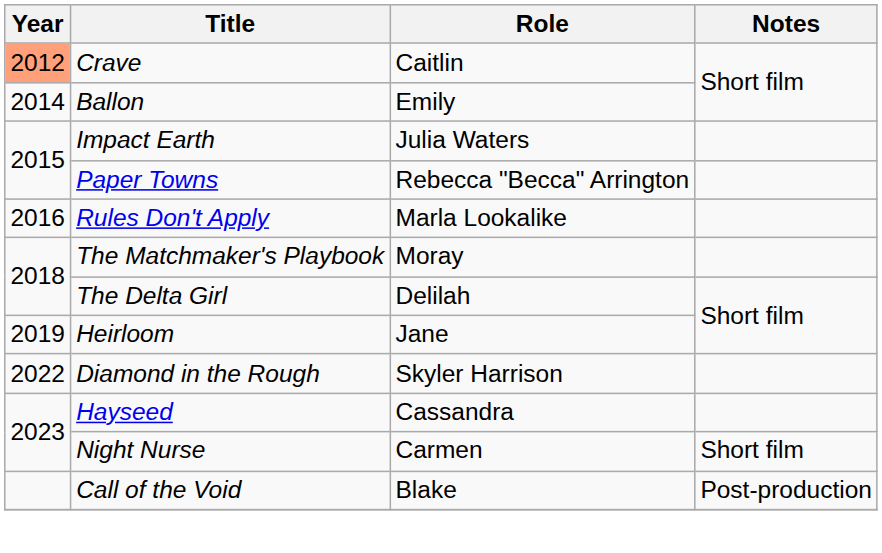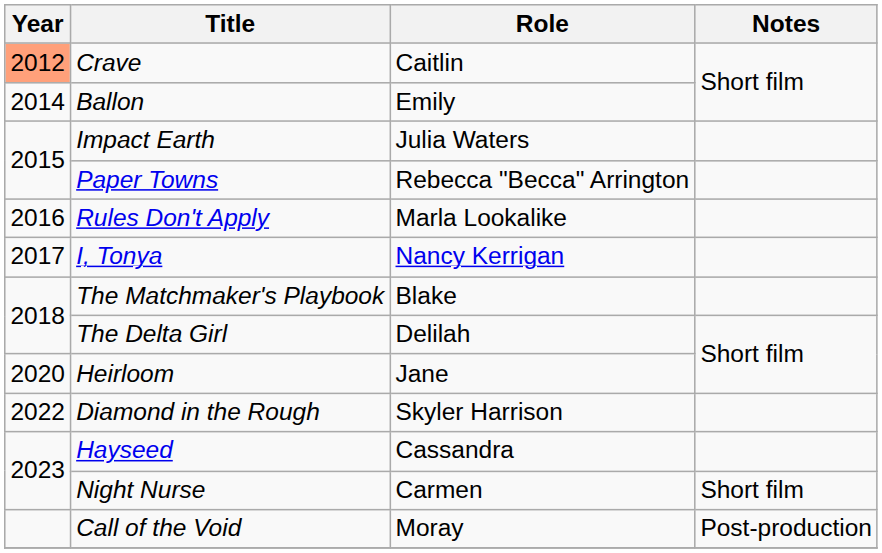+ row: (119, 256)
(430, 256) Moray -> (426, 295) Blake
(38, 334) 2019 -> (38, 373) 2020
(426, 489) Blake -> (430, 528) Moray
